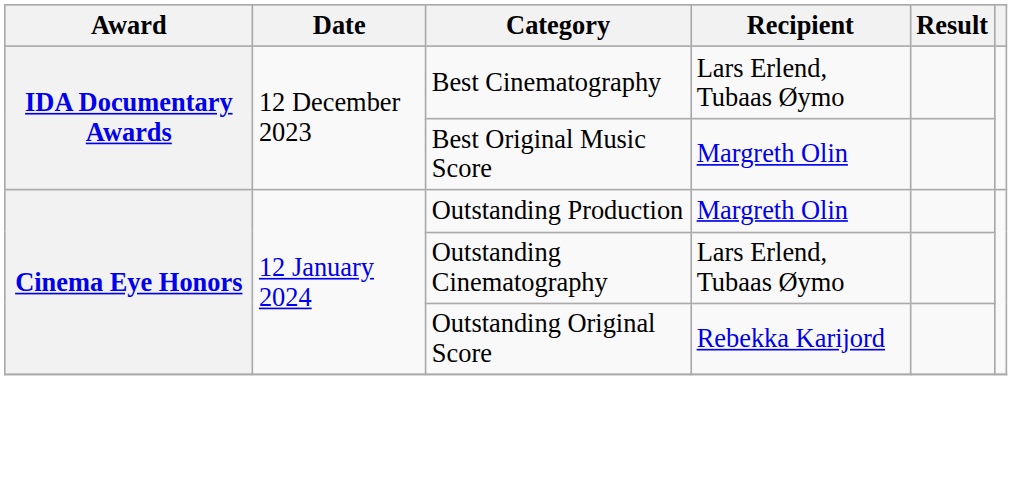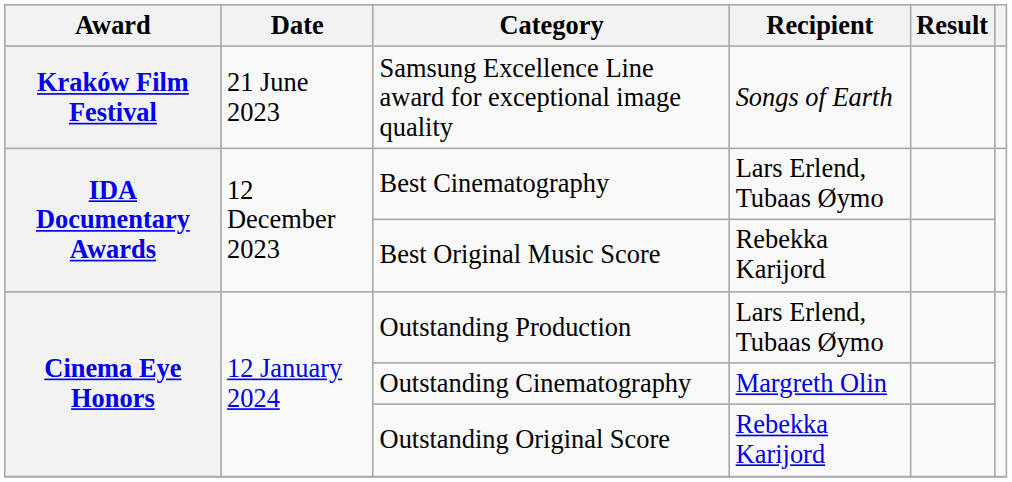+ row: (530, 97)
(772, 153) Margreth Olin -> (782, 254) Rebekka Karijord
(772, 210) Margreth Olin -> (810, 326) Lars Erlend, Tubaas Øymo
(771, 267) Lars Erlend, Tubaas Øymo -> (811, 383) Margreth Olin
